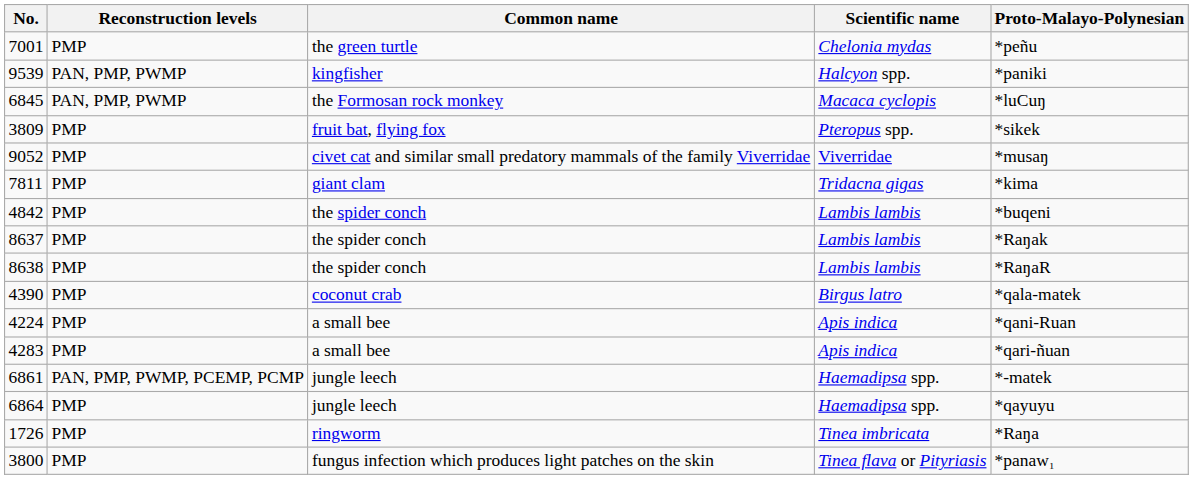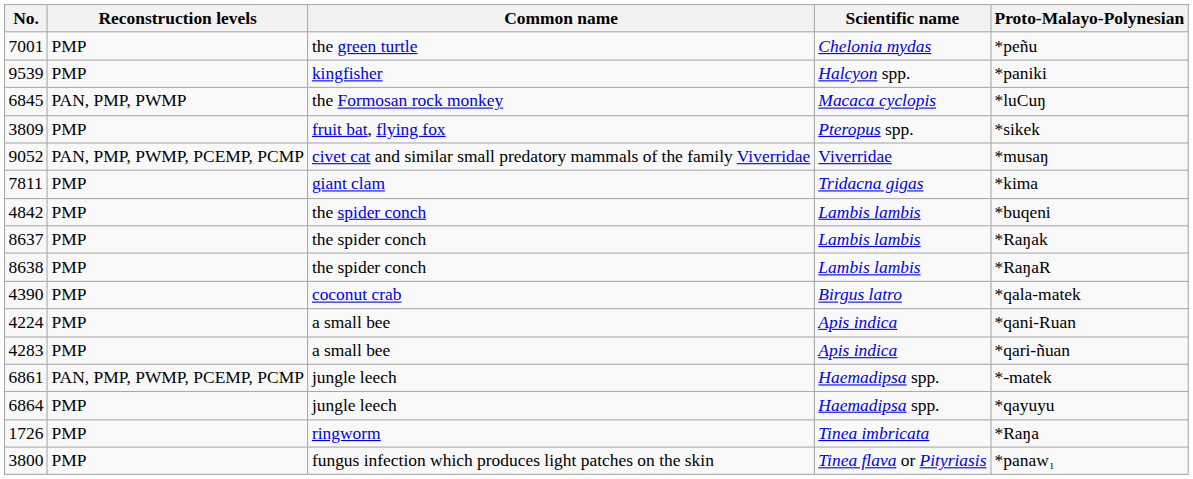(119, 73) PAN, PMP, PWMP -> (69, 73) PMP
(69, 156) PMP -> (178, 156) PAN, PMP, PWMP, PCEMP, PCMP
